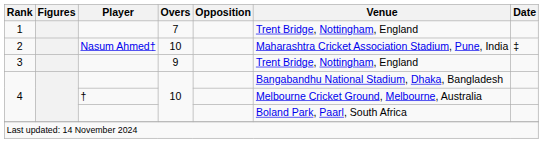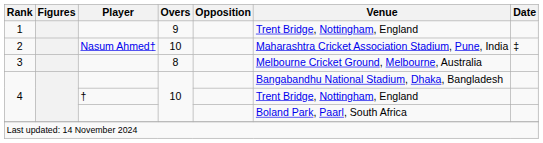(175, 29) 7 -> (175, 29) 9
(175, 63) 9 -> (175, 63) 8
(337, 63) Trent Bridge, Nottingham, England -> (369, 63) Melbourne Cricket Ground, Melbourne, Australia
(369, 96) Melbourne Cricket Ground, Melbourne, Australia -> (337, 96) Trent Bridge, Nottingham, England
